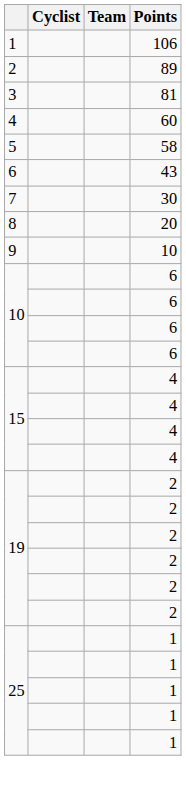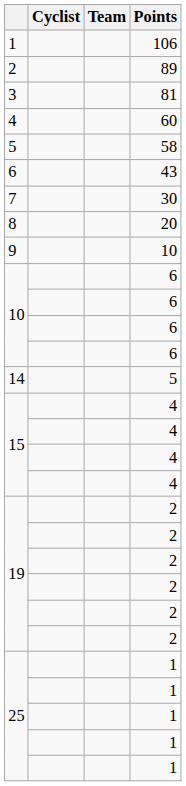+ row: (16, 379)
